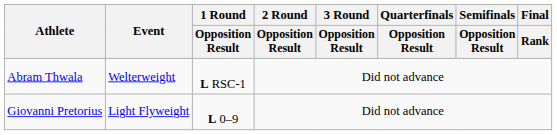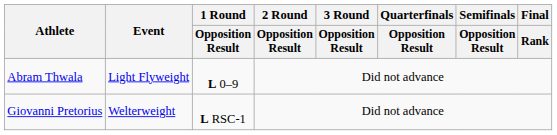(142, 76) Welterweight -> (149, 76) Light Flyweight
(223, 84) L RSC-1 -> (223, 84) L 0–9
(149, 112) Light Flyweight -> (142, 112) Welterweight
(223, 119) L 0–9 -> (223, 119) L RSC-1
